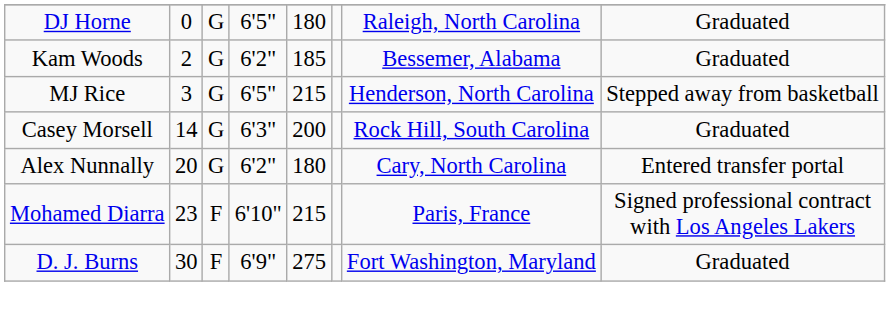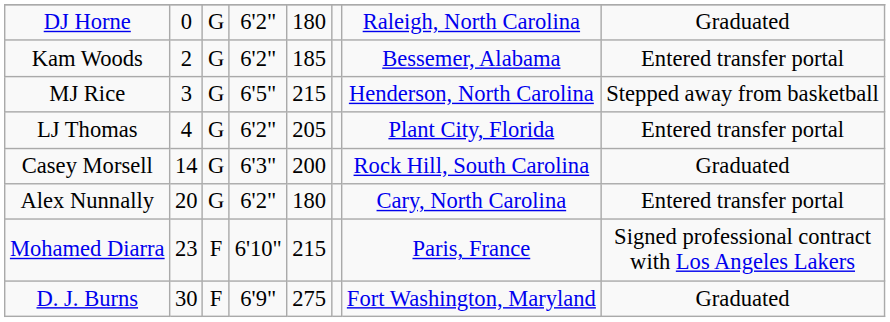(258, 22) 6'5" -> (258, 22) 6'2"
(743, 58) Graduated -> (743, 58) Entered transfer portal
+ row: (87, 129)
